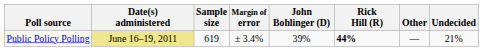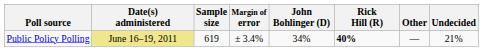(302, 38) 39% -> (302, 38) 34%
(346, 38) 44% -> (346, 38) 40%
